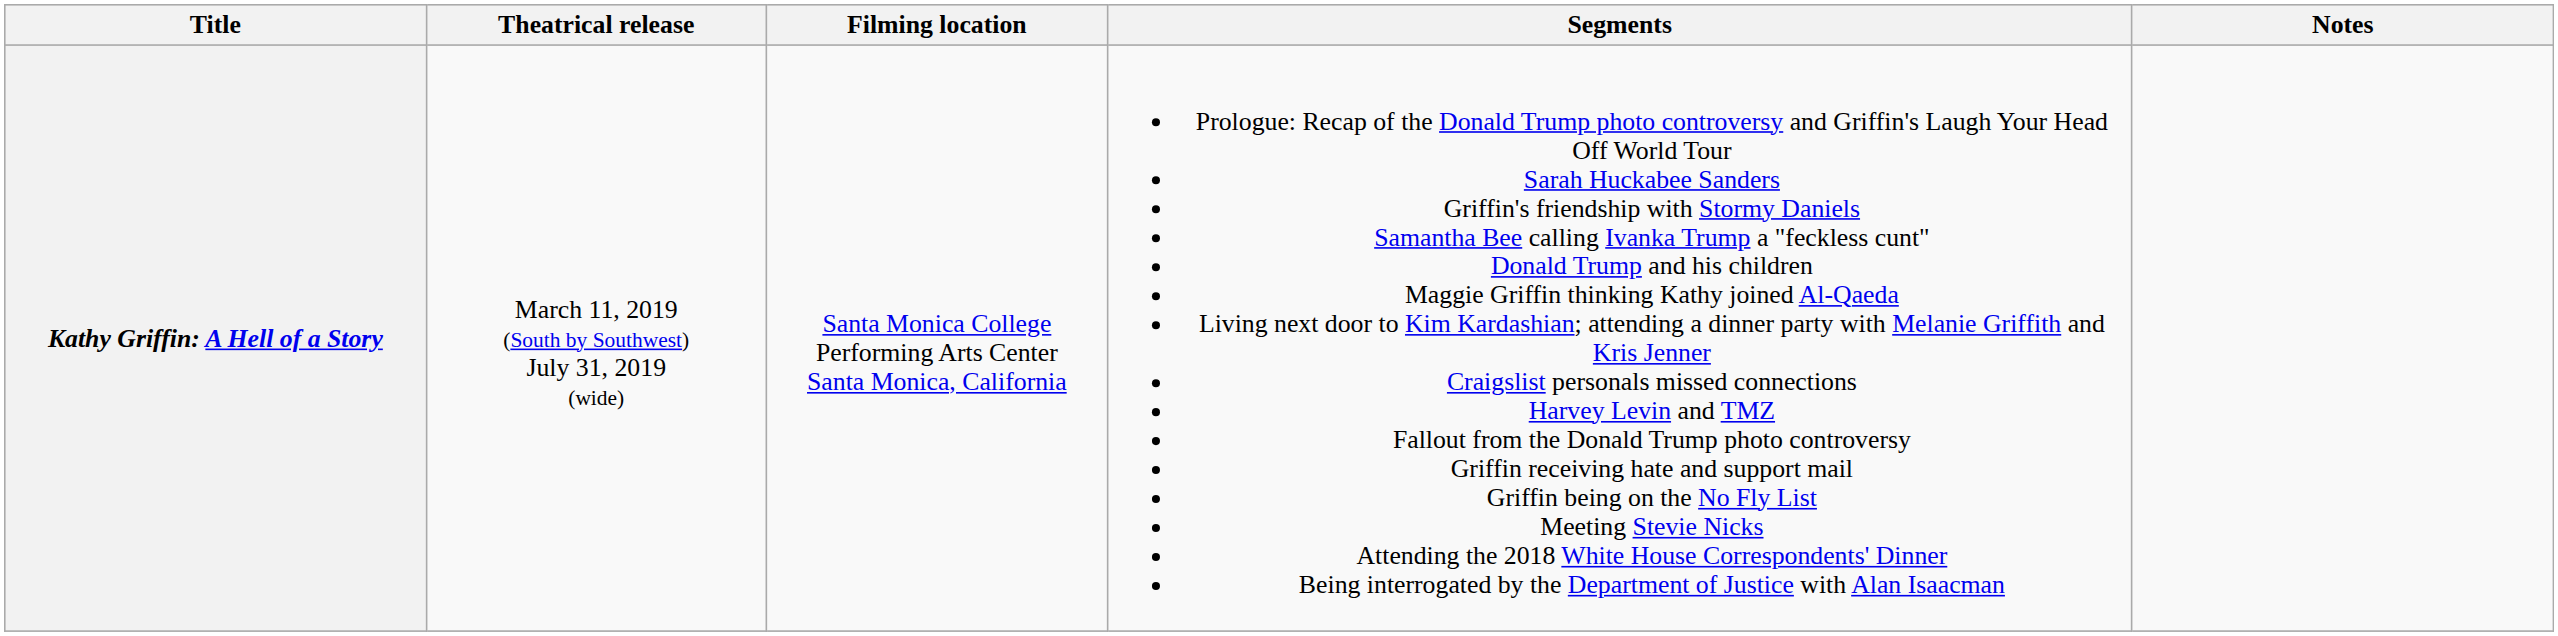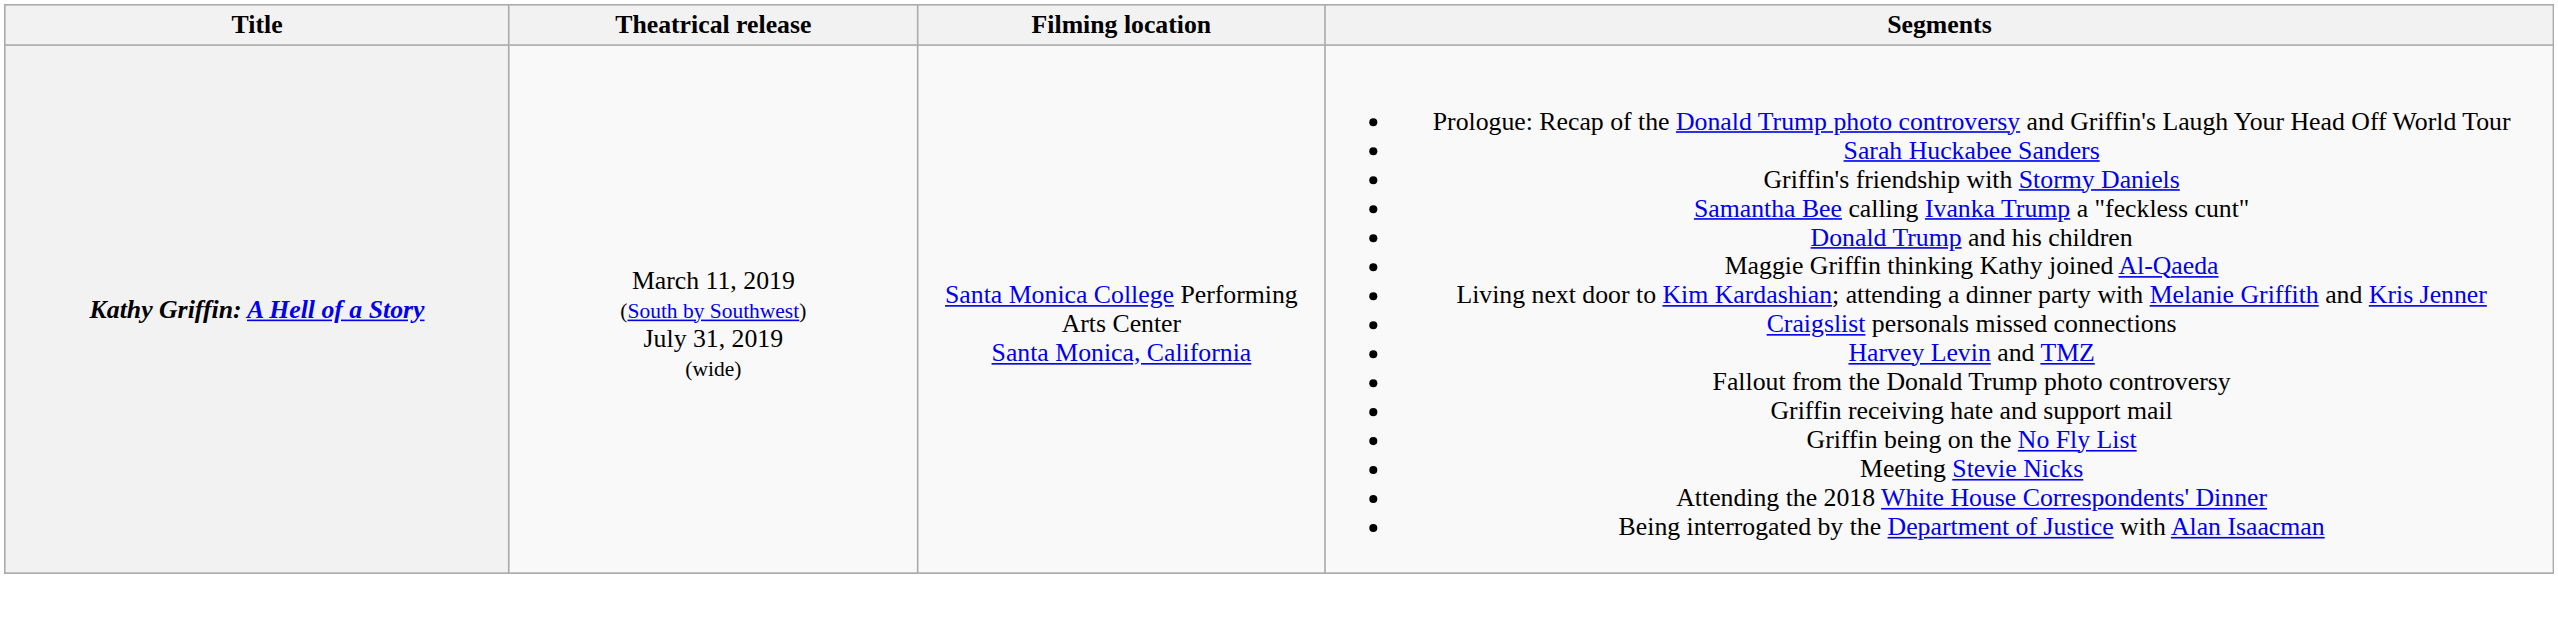- column: (2343, 24)
